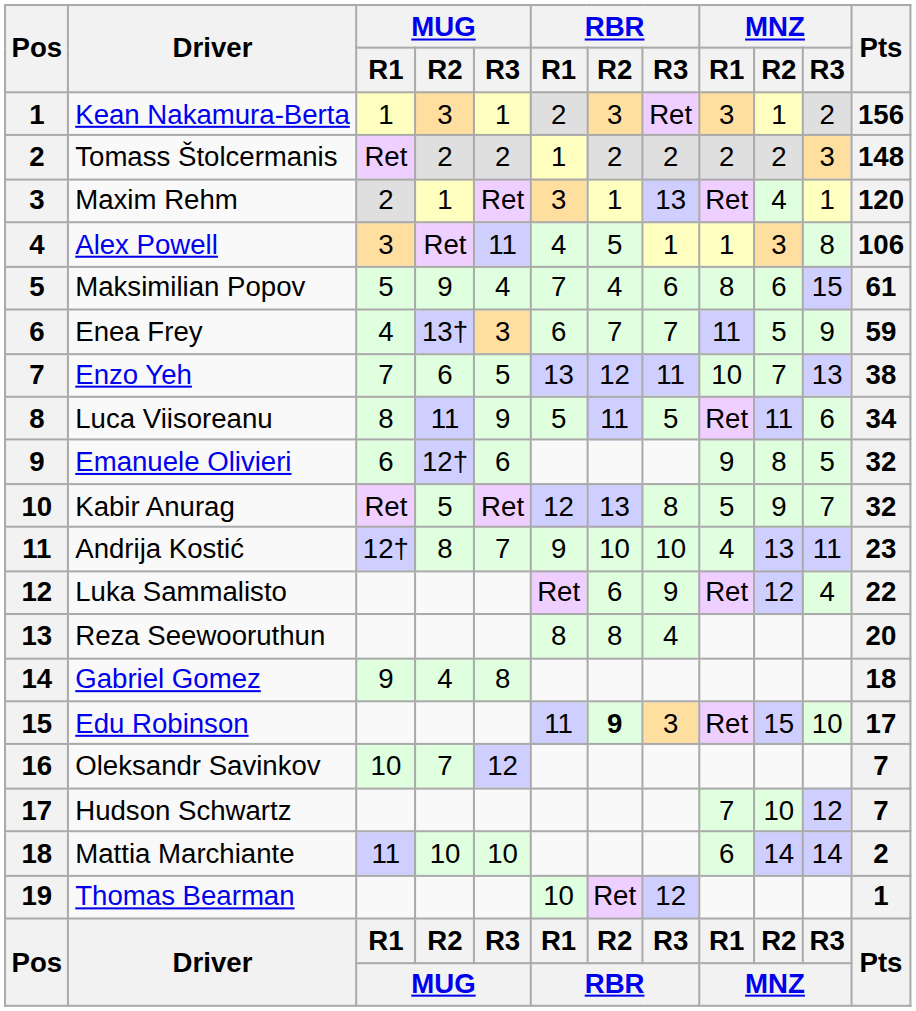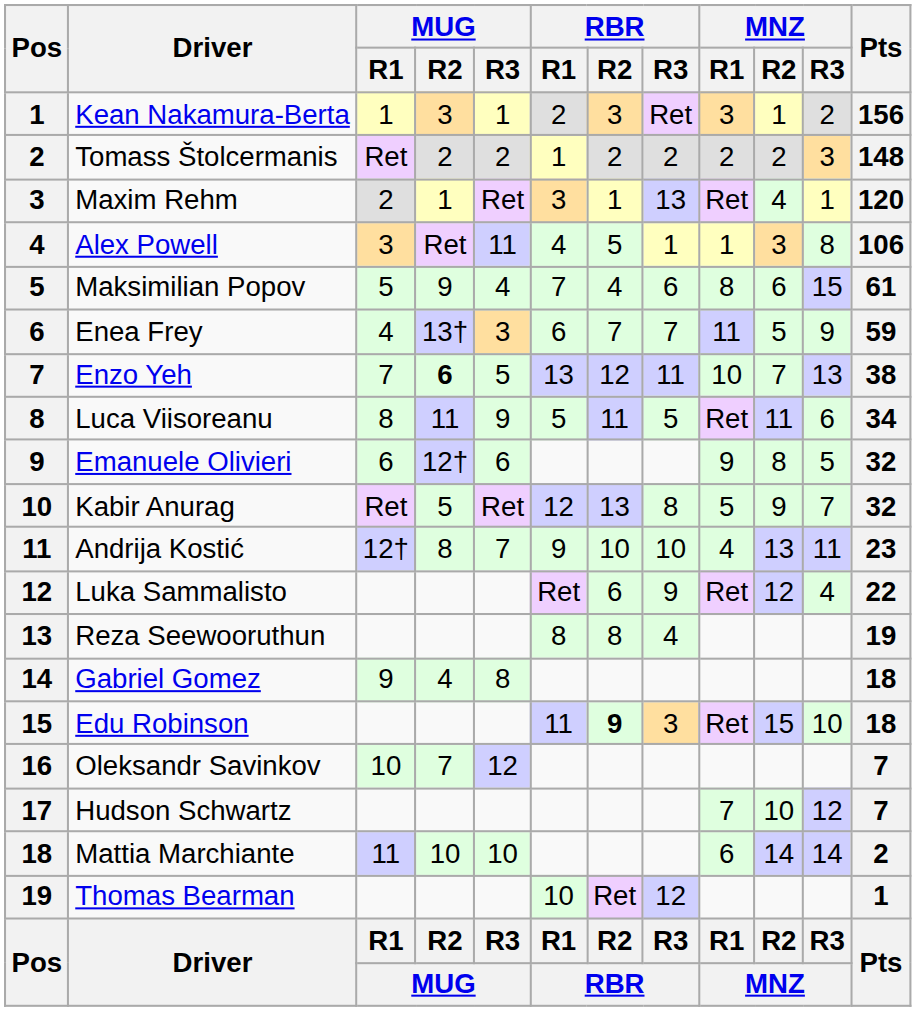(445, 375) normal -> (445, 375) bold
(881, 636) 20 -> (881, 636) 19
(881, 723) 17 -> (881, 723) 18
